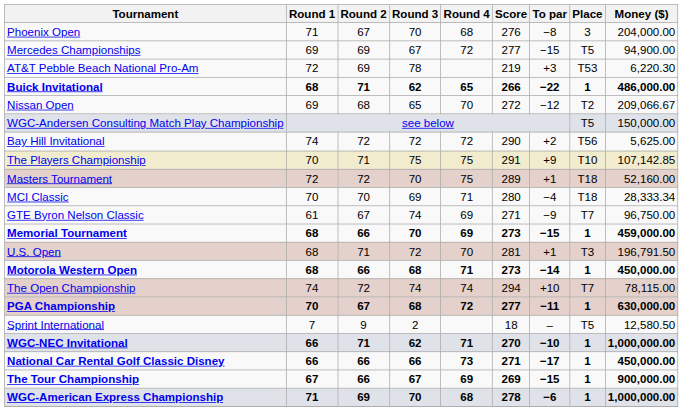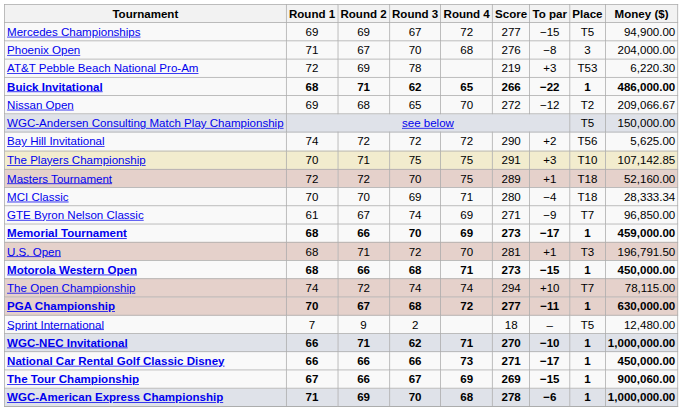rows swapped: (74, 50) <-> (44, 32)
(550, 160) +9 -> (550, 160) +3
(650, 215) 96,750.00 -> (650, 215) 96,850.00
(550, 233) −15 -> (550, 233) −17
(550, 270) −14 -> (550, 270) −15
(650, 325) 12,580.50 -> (650, 325) 12,480.00
(646, 379) 900,000.00 -> (646, 379) 900,060.00
